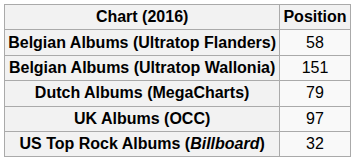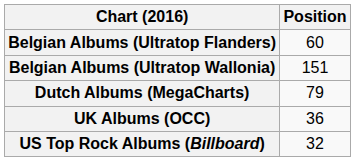(315, 42) 58 -> (315, 42) 60
(315, 118) 97 -> (315, 118) 36
